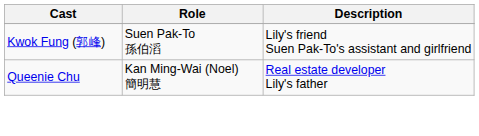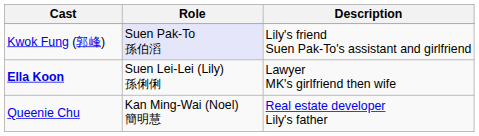(160, 41) no background -> (160, 41) lavender background
+ row: (36, 77)
